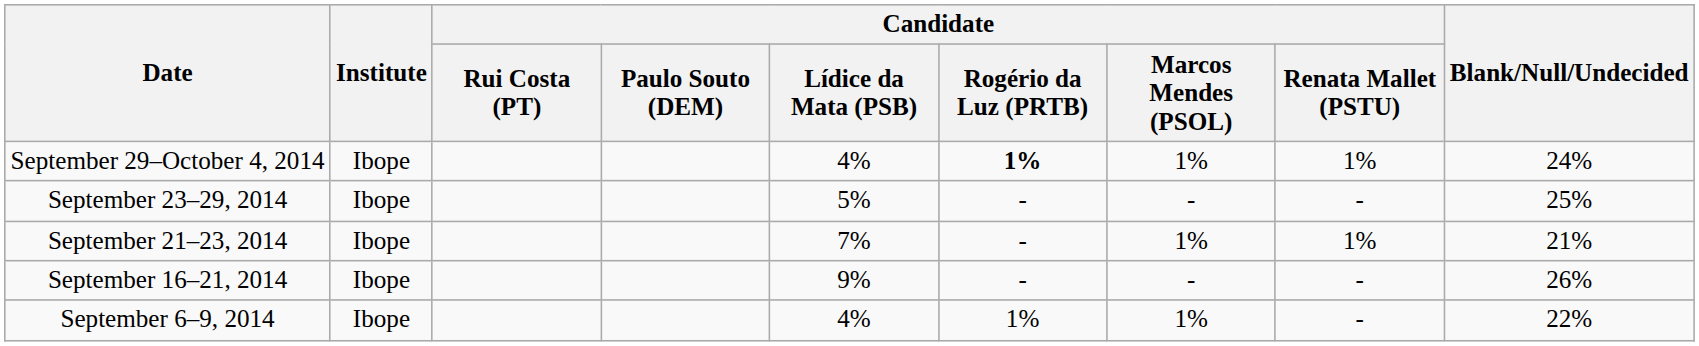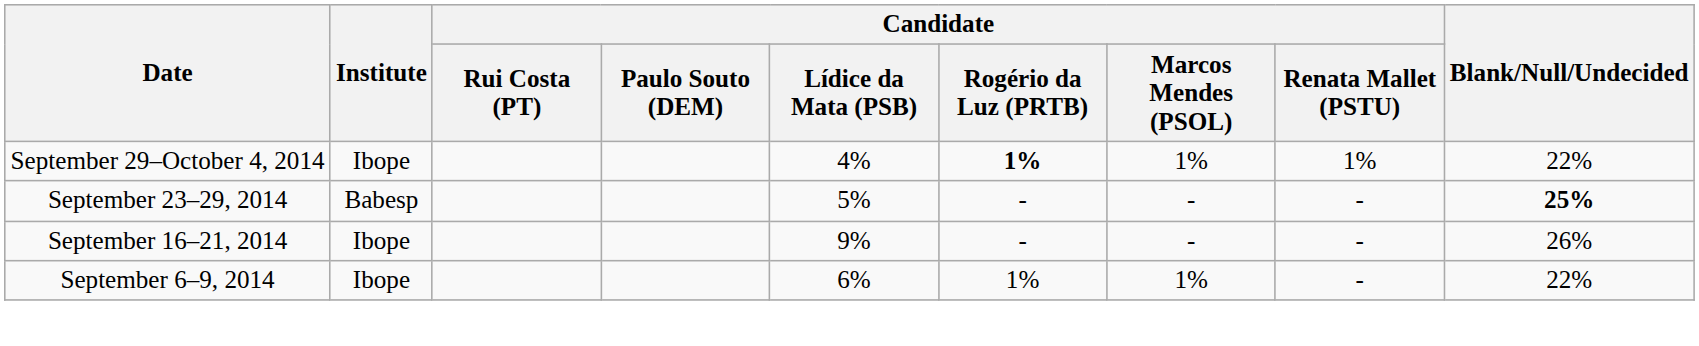(1569, 160) 24% -> (1569, 160) 22%
(381, 200) Ibope -> (381, 200) Babesp
(1569, 200) normal -> (1569, 200) bold
- row: (168, 240)
(854, 319) 4% -> (854, 280) 6%
